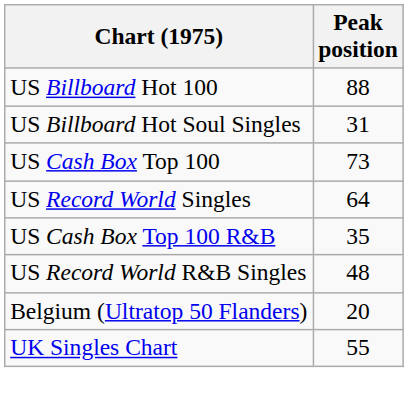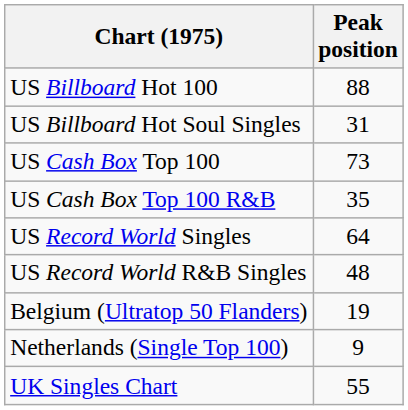rows swapped: (143, 236) <-> (130, 198)
(358, 310) 20 -> (358, 310) 19
+ row: (149, 348)
